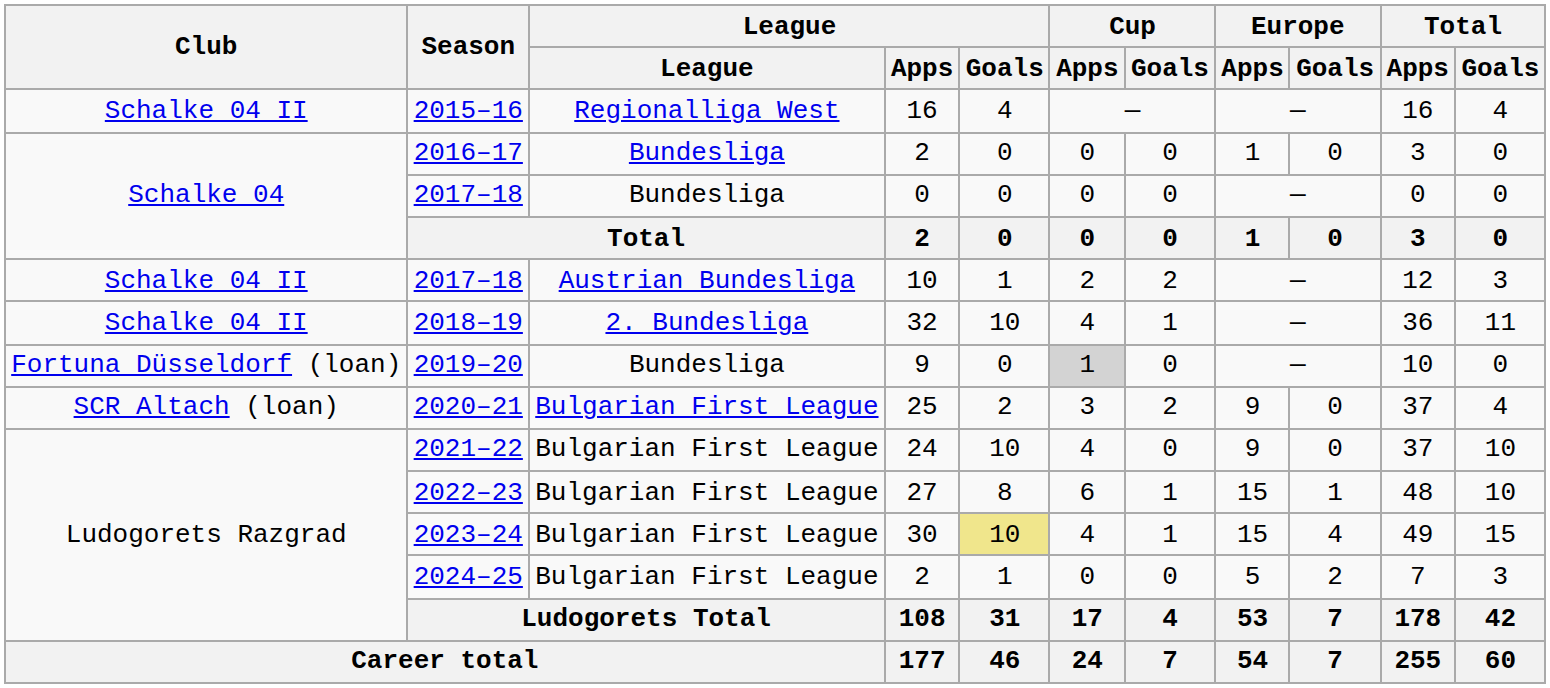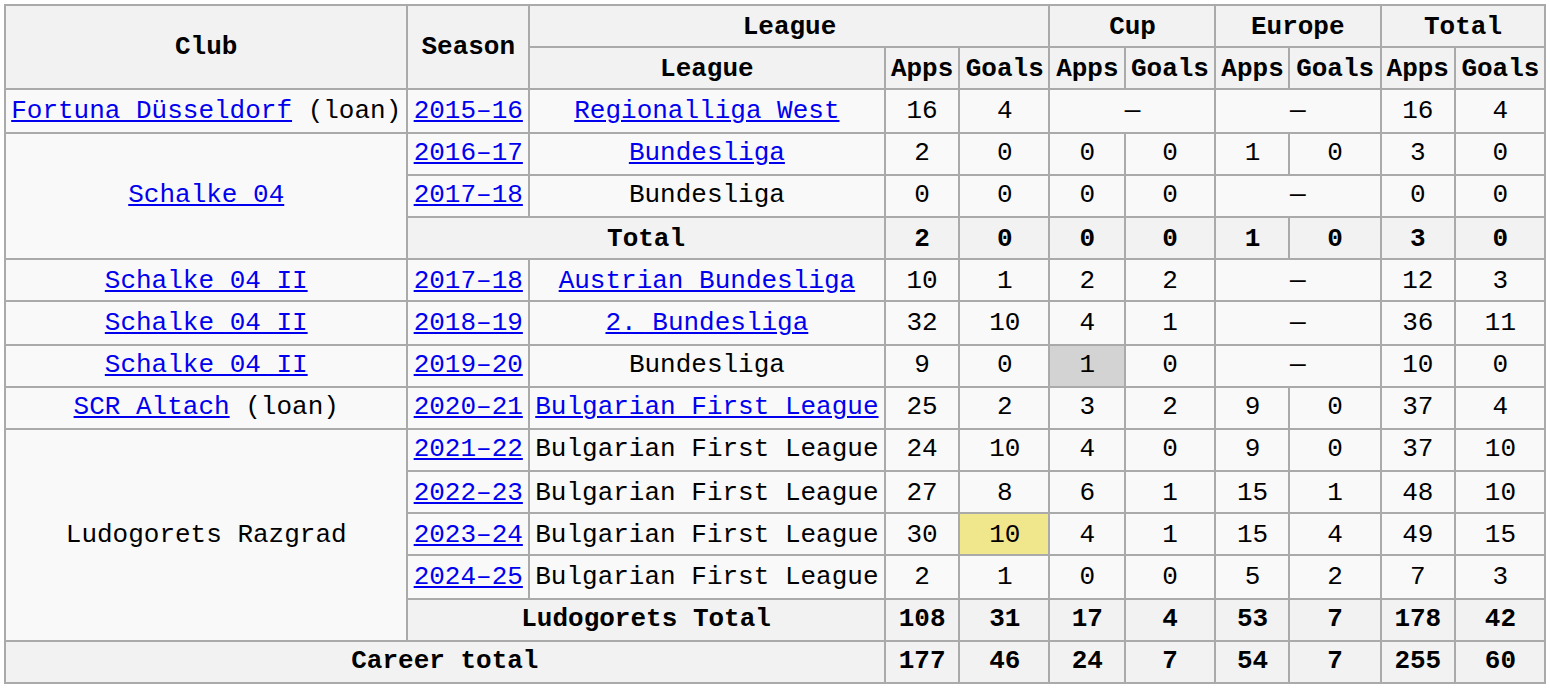(206, 111) Schalke 04 II -> (206, 111) Fortuna Düsseldorf (loan)
(206, 365) Fortuna Düsseldorf (loan) -> (206, 365) Schalke 04 II
